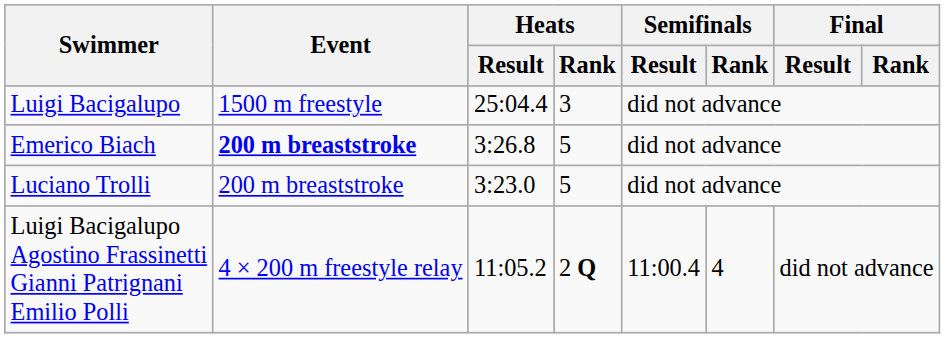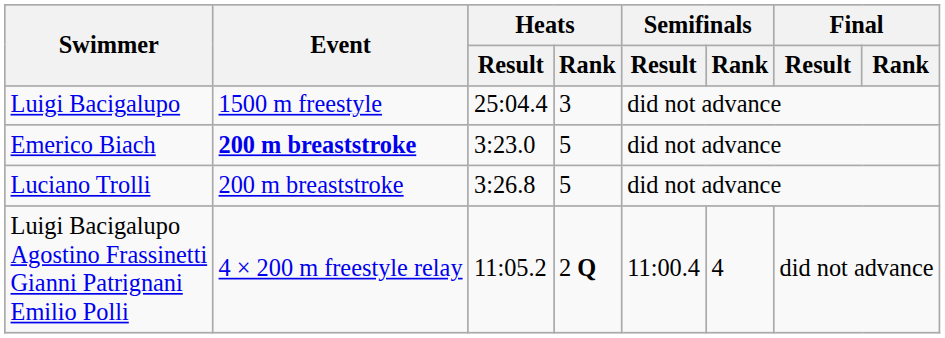(505, 145) 3:26.8 -> (505, 145) 3:23.0
(505, 185) 3:23.0 -> (505, 185) 3:26.8
